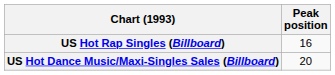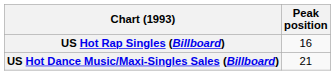(306, 61) 20 -> (306, 61) 21
